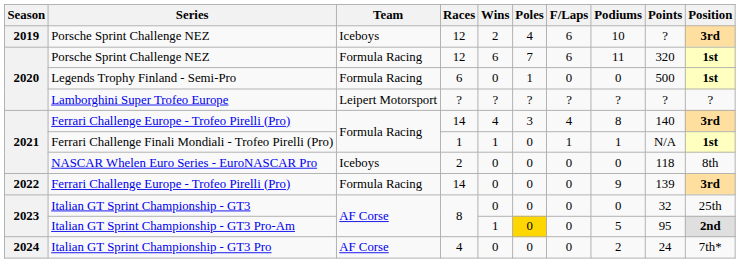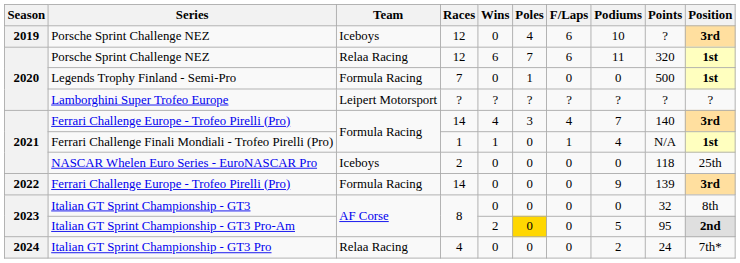(495, 36) 2 -> (495, 36) 0
(381, 57) Formula Racing -> (374, 57) Relaa Racing
(459, 78) 6 -> (459, 78) 7
(618, 121) 8 -> (618, 121) 7
(618, 142) 1 -> (618, 142) 4
(710, 163) 8th -> (710, 163) 25th
(710, 205) 25th -> (710, 205) 8th
(495, 226) 1 -> (495, 226) 2
(364, 247) AF Corse -> (374, 247) Relaa Racing
